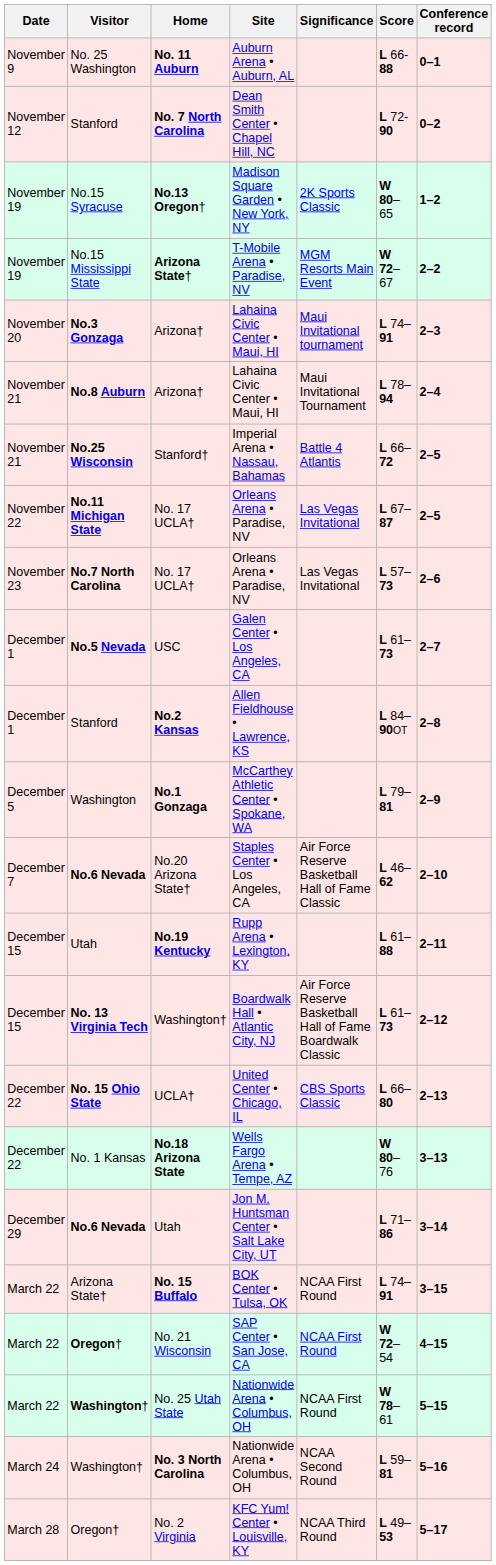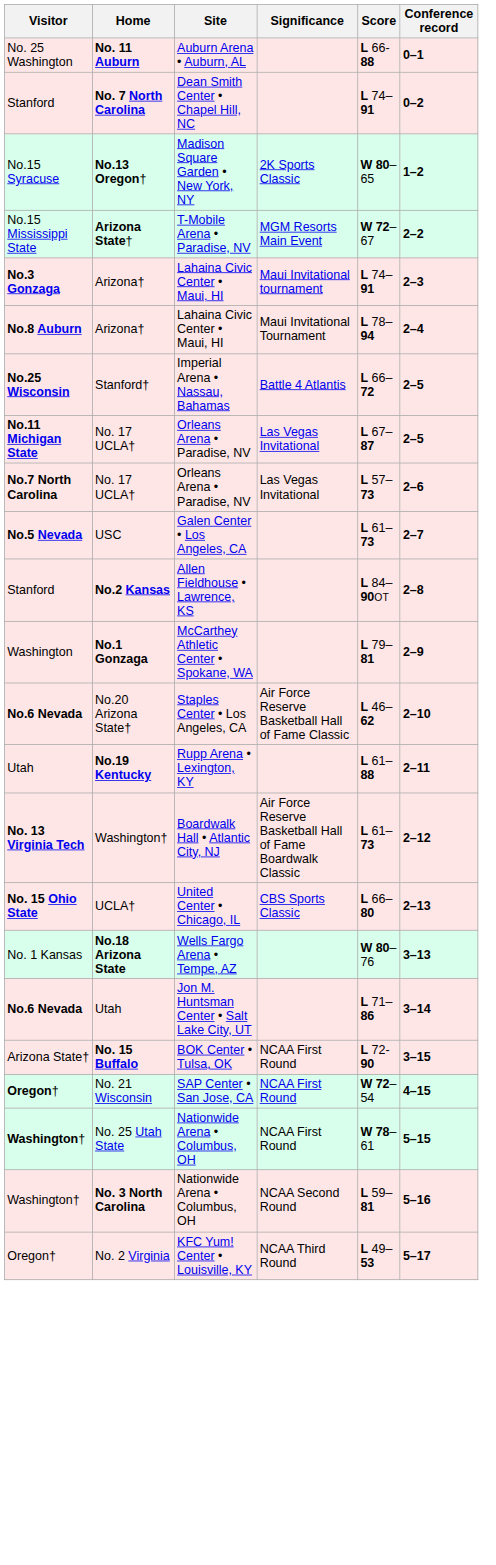- column: (36, 21)
(394, 124) L 72-90 -> (376, 103) L 74–91
(395, 1289) L 74–91 -> (375, 1057) L 72-90
